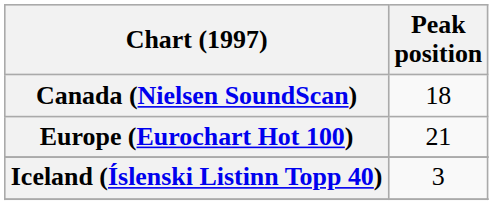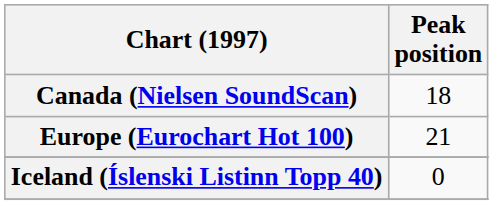(438, 177) 3 -> (438, 177) 0
